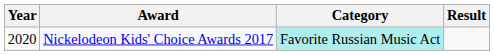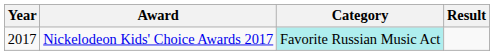(22, 38) 2020 -> (22, 38) 2017
